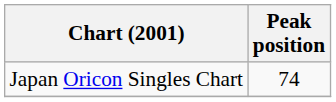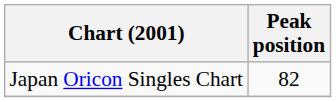(289, 79) 74 -> (289, 79) 82
